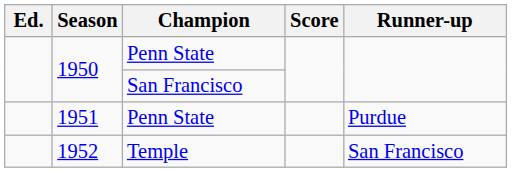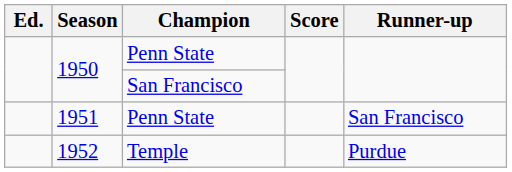(377, 118) Purdue -> (406, 118) San Francisco
(406, 150) San Francisco -> (377, 150) Purdue
